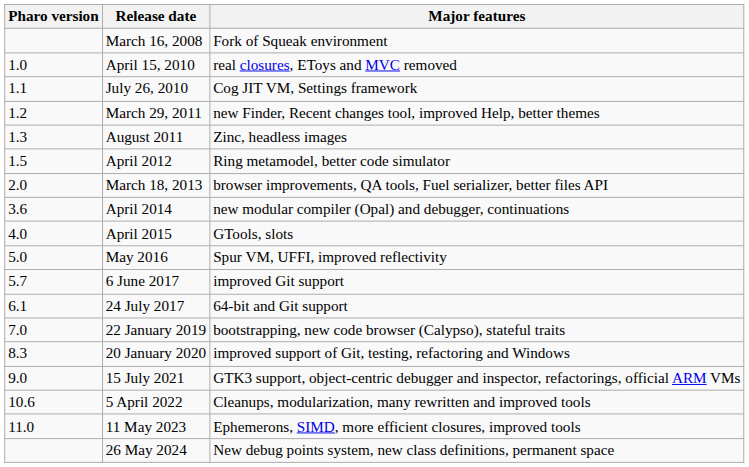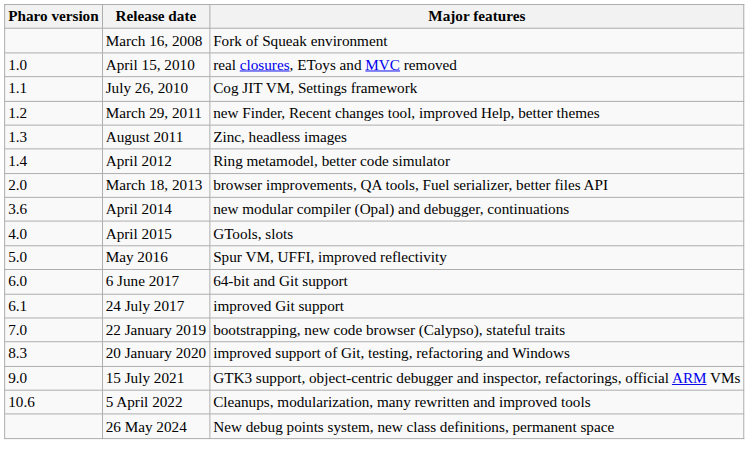(18, 161) 1.5 -> (18, 161) 1.4
(18, 281) 5.7 -> (18, 281) 6.0
(279, 281) improved Git support -> (281, 281) 64-bit and Git support
(281, 305) 64-bit and Git support -> (279, 305) improved Git support
- row: (146, 426)
